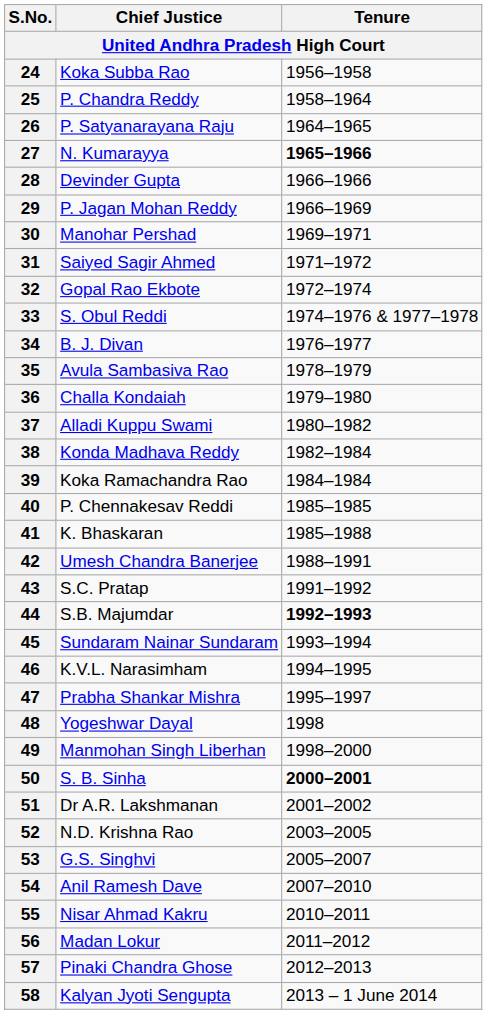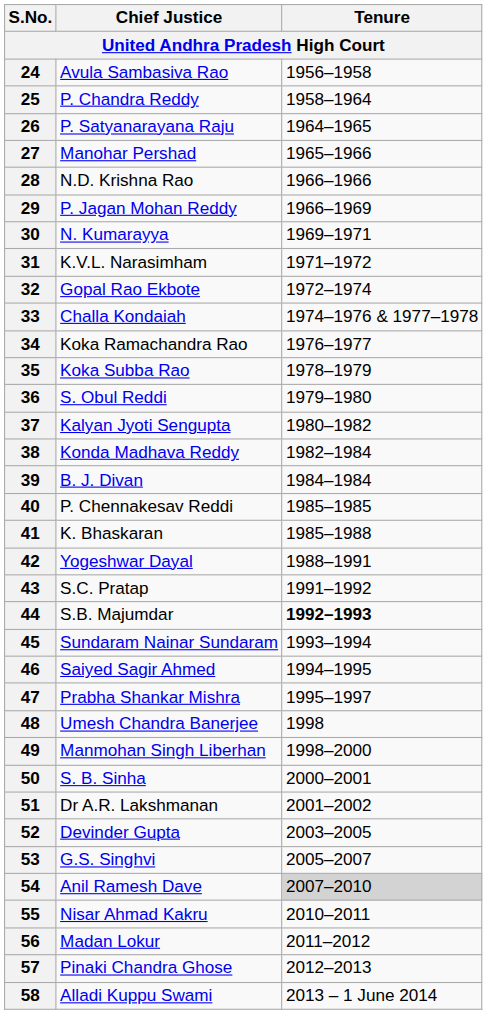(125, 72) Koka Subba Rao -> (144, 72) Avula Sambasiva Rao
(114, 153) N. Kumarayya -> (128, 153) Manohar Pershad
(329, 153) bold -> (329, 153) normal
(120, 180) Devinder Gupta -> (127, 180) N.D. Krishna Rao
(128, 235) Manohar Pershad -> (114, 235) N. Kumarayya
(138, 262) Saiyed Sagir Ahmed -> (134, 262) K.V.L. Narasimham
(113, 316) S. Obul Reddi -> (123, 316) Challa Kondaiah
(102, 343) B. J. Divan -> (154, 343) Koka Ramachandra Rao
(144, 371) Avula Sambasiva Rao -> (125, 371) Koka Subba Rao
(123, 398) Challa Kondaiah -> (113, 398) S. Obul Reddi
(136, 425) Alladi Kuppu Swami -> (145, 425) Kalyan Jyoti Sengupta
(154, 479) Koka Ramachandra Rao -> (102, 479) B. J. Divan
(159, 561) Umesh Chandra Banerjee -> (126, 561) Yogeshwar Dayal
(134, 669) K.V.L. Narasimham -> (138, 669) Saiyed Sagir Ahmed
(126, 724) Yogeshwar Dayal -> (159, 724) Umesh Chandra Banerjee
(329, 778) bold -> (329, 778) normal
(127, 832) N.D. Krishna Rao -> (120, 832) Devinder Gupta
(329, 886) no background -> (329, 886) lightgrey background
(145, 995) Kalyan Jyoti Sengupta -> (136, 995) Alladi Kuppu Swami
